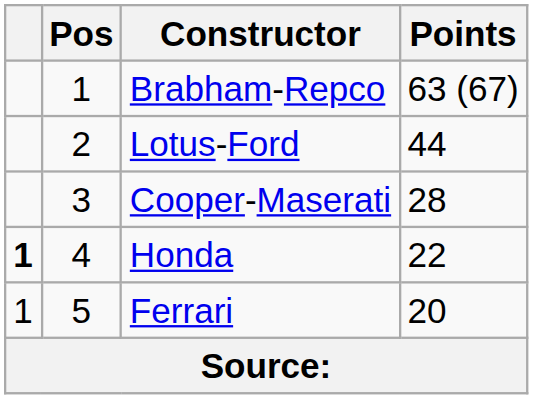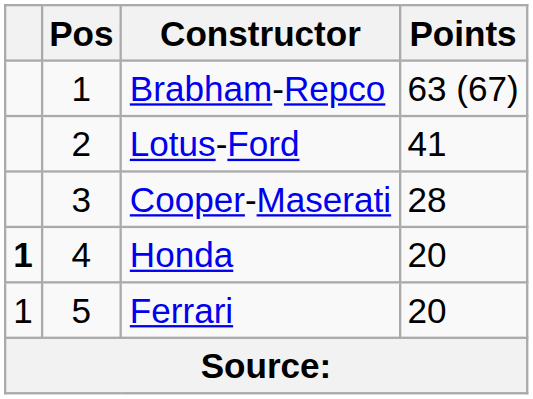(427, 144) 44 -> (427, 144) 41
(427, 255) 22 -> (427, 255) 20
